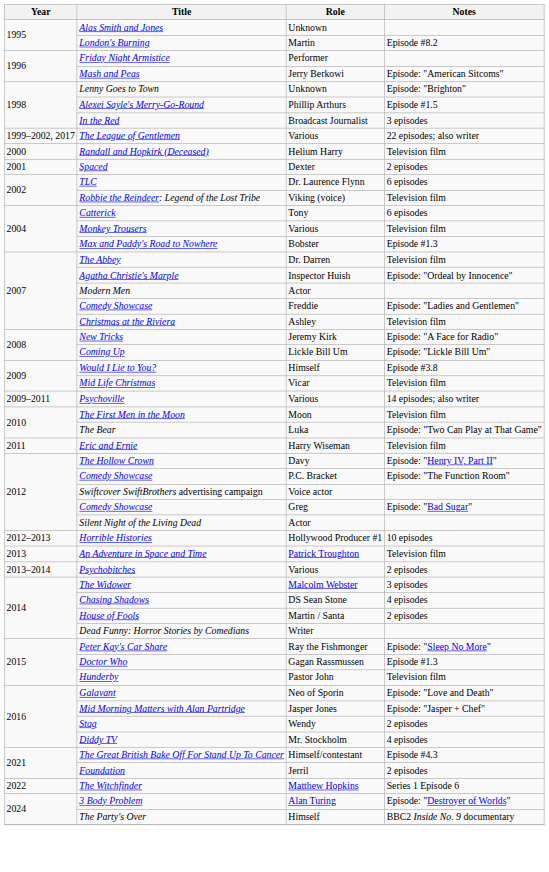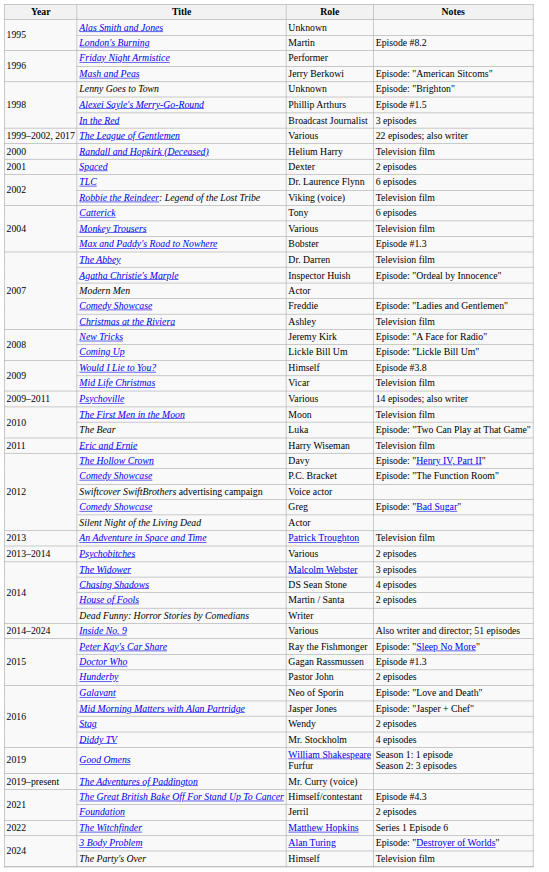- row: (116, 538)
+ row: (103, 631)
(416, 677) Television film -> (396, 677) 2 episodes
+ row: (105, 760)
+ row: (139, 781)
(451, 817) BBC2 Inside No. 9 documentary -> (405, 859) Television film
